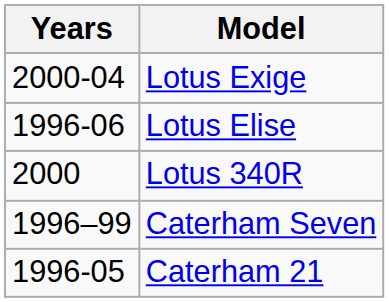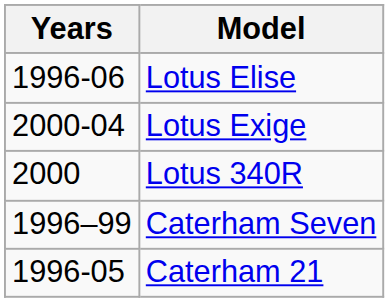rows swapped: (221, 126) <-> (226, 77)
